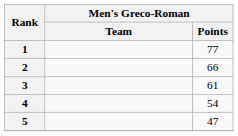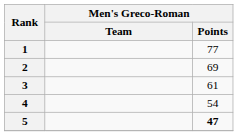(213, 67) 66 -> (213, 67) 69
(213, 121) normal -> (213, 121) bold
